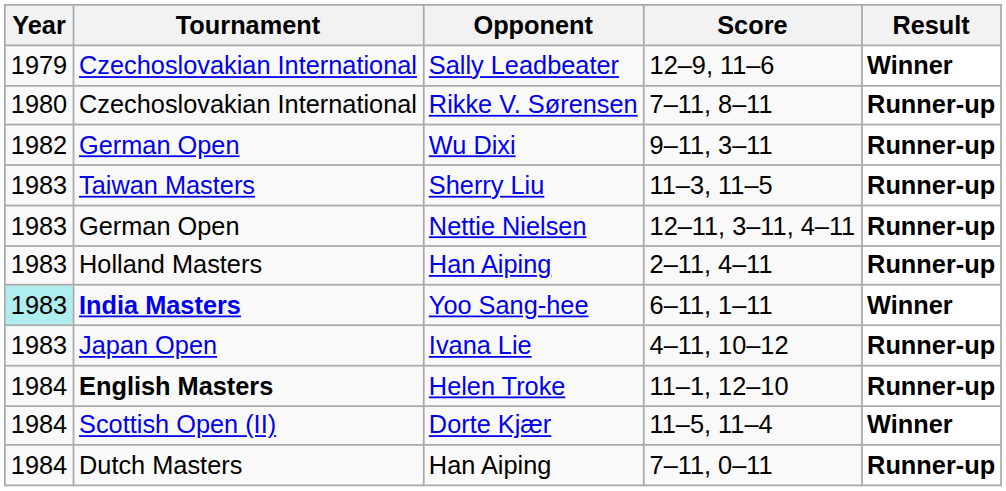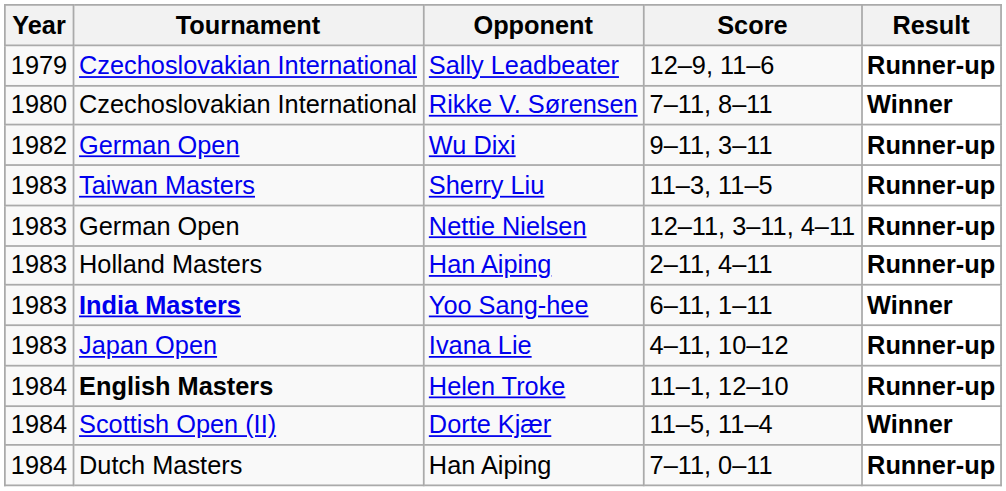(910, 65) Winner -> (931, 65) Runner-up
(931, 105) Runner-up -> (910, 105) Winner
(39, 306) paleturquoise background -> (39, 306) no background
